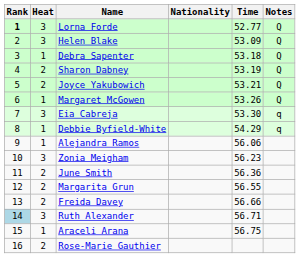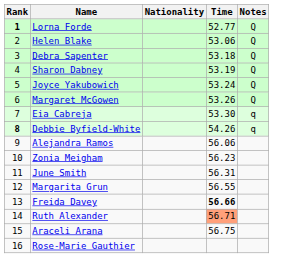- column: (43, 12)
(248, 41) 53.09 -> (222, 41) 53.06
(248, 85) 53.21 -> (222, 85) 53.24
(17, 129) normal -> (17, 129) bold
(248, 129) 54.29 -> (222, 129) 54.26
(248, 172) 56.36 -> (222, 172) 56.31
(248, 202) normal -> (222, 202) bold
(17, 216) lightblue background -> (17, 216) no background
(248, 216) no background -> (222, 216) lightsalmon background
